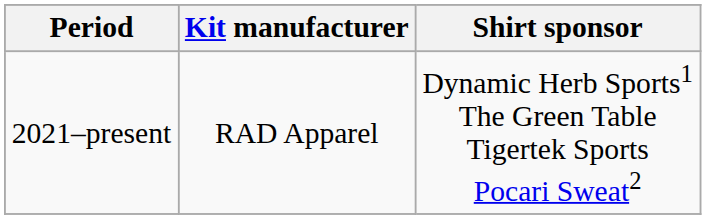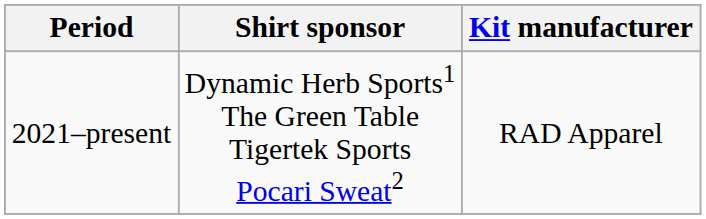columns swapped: (297, 27) <-> (558, 27)
